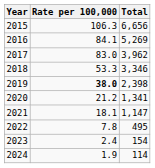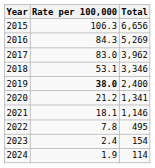(106, 40) 84.1 -> (106, 40) 84.3
(106, 69) 53.3 -> (106, 69) 53.1
(135, 84) 2,398 -> (135, 84) 2,400
(135, 112) 1,147 -> (135, 112) 1,146
